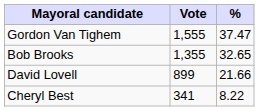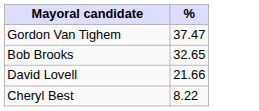- column: (193, 14)
